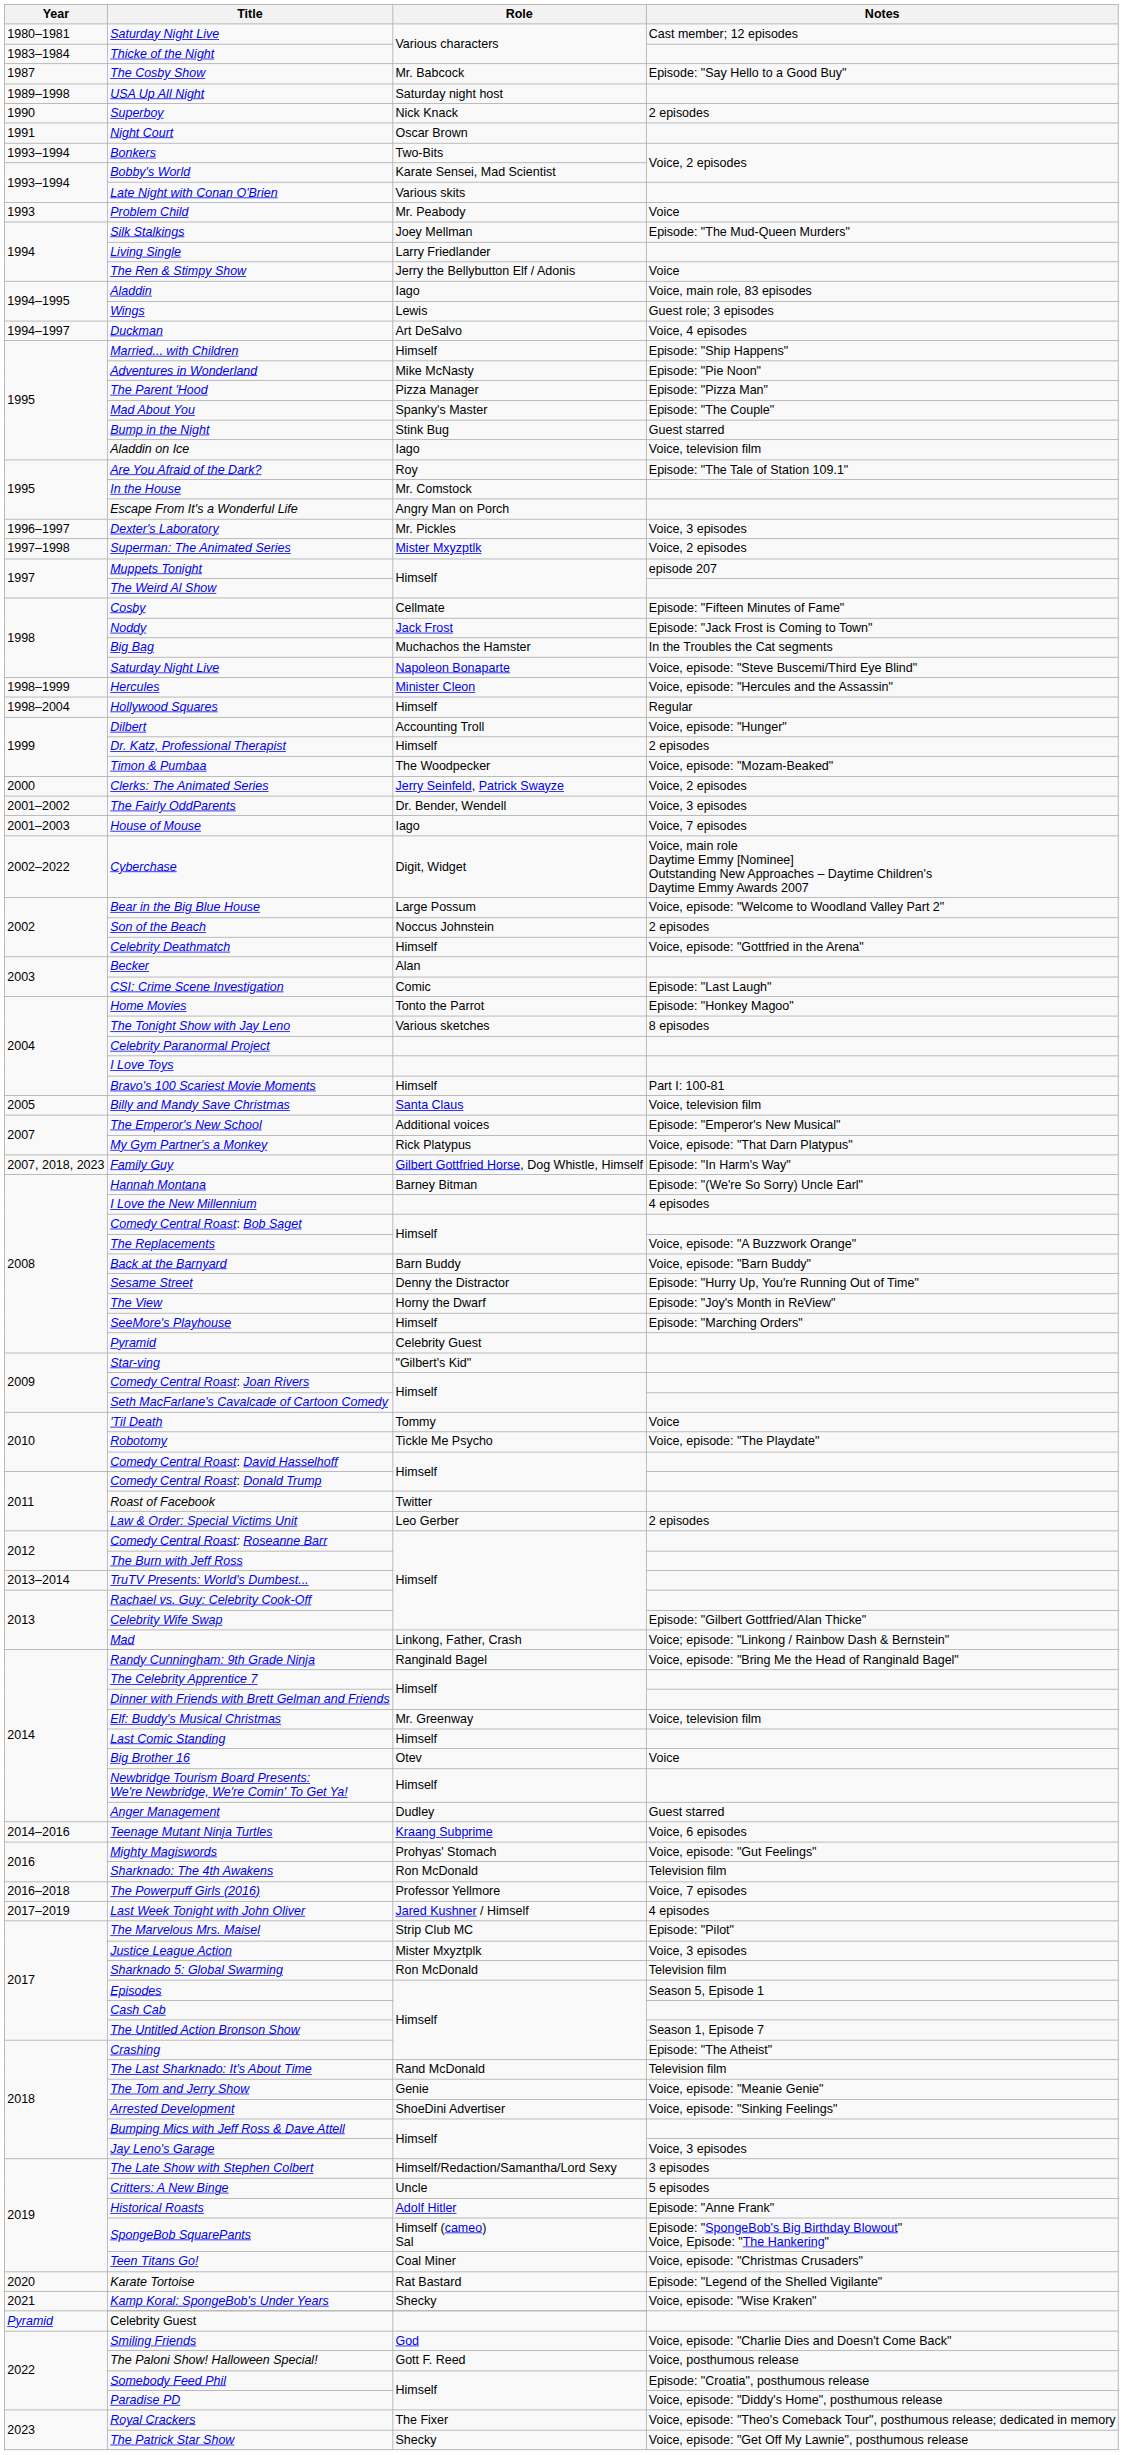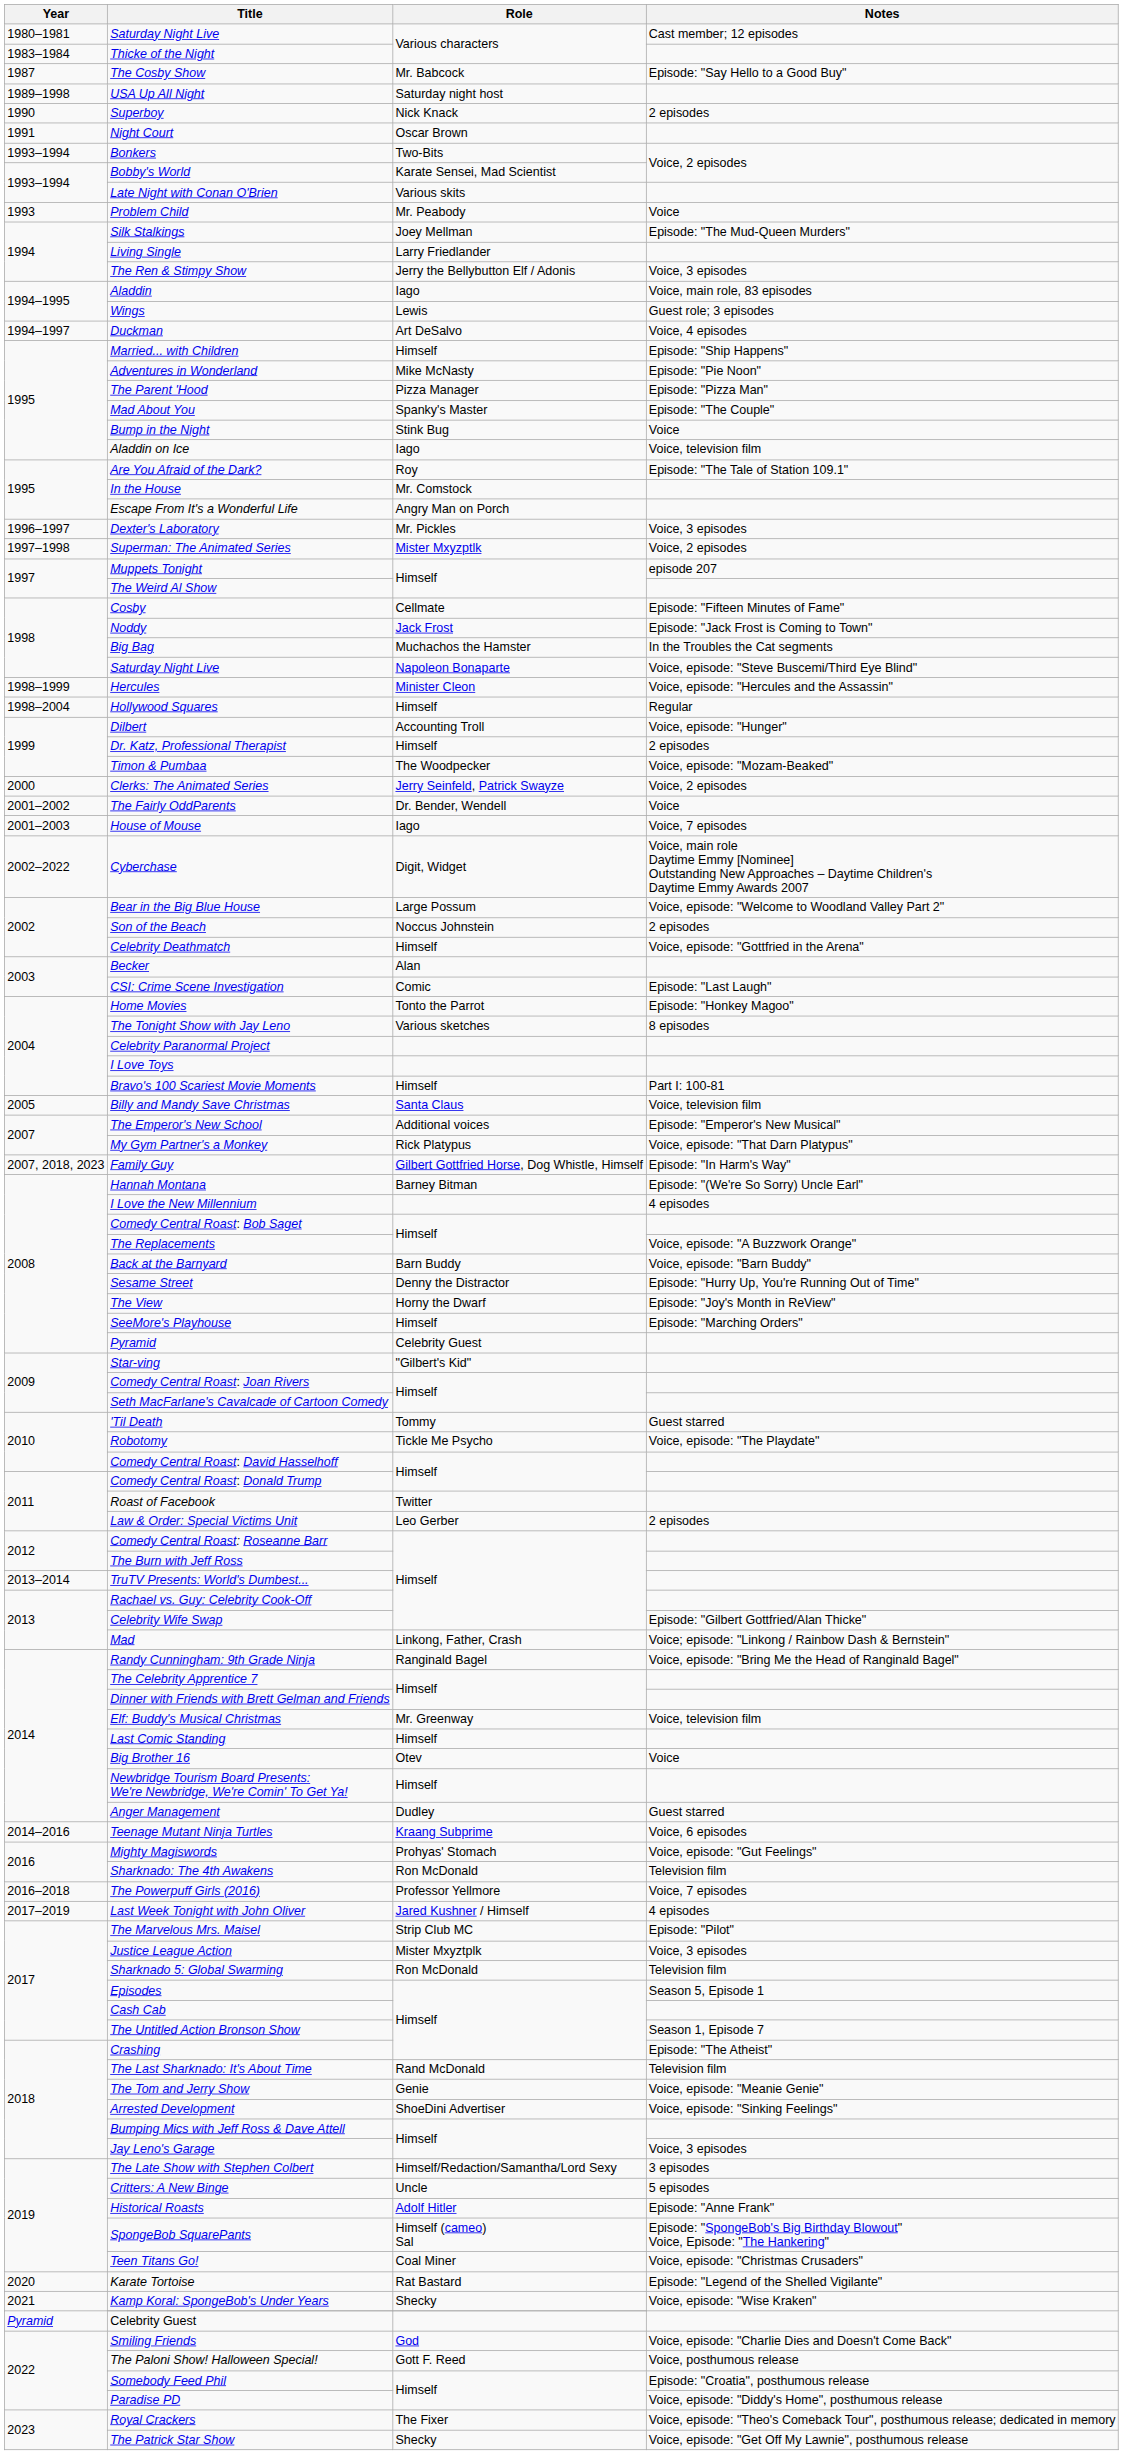(664, 271) Voice -> (698, 271) Voice, 3 episodes
(687, 430) Guest starred -> (664, 430) Voice
(698, 806) Voice, 3 episodes -> (664, 806) Voice
(664, 1422) Voice -> (687, 1422) Guest starred
